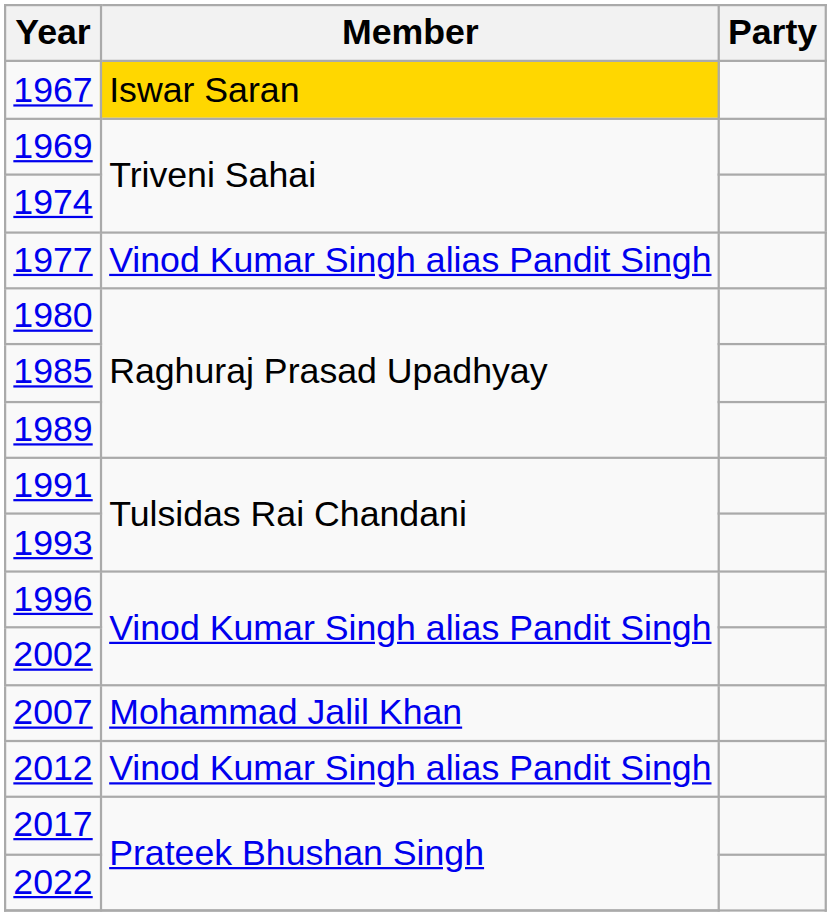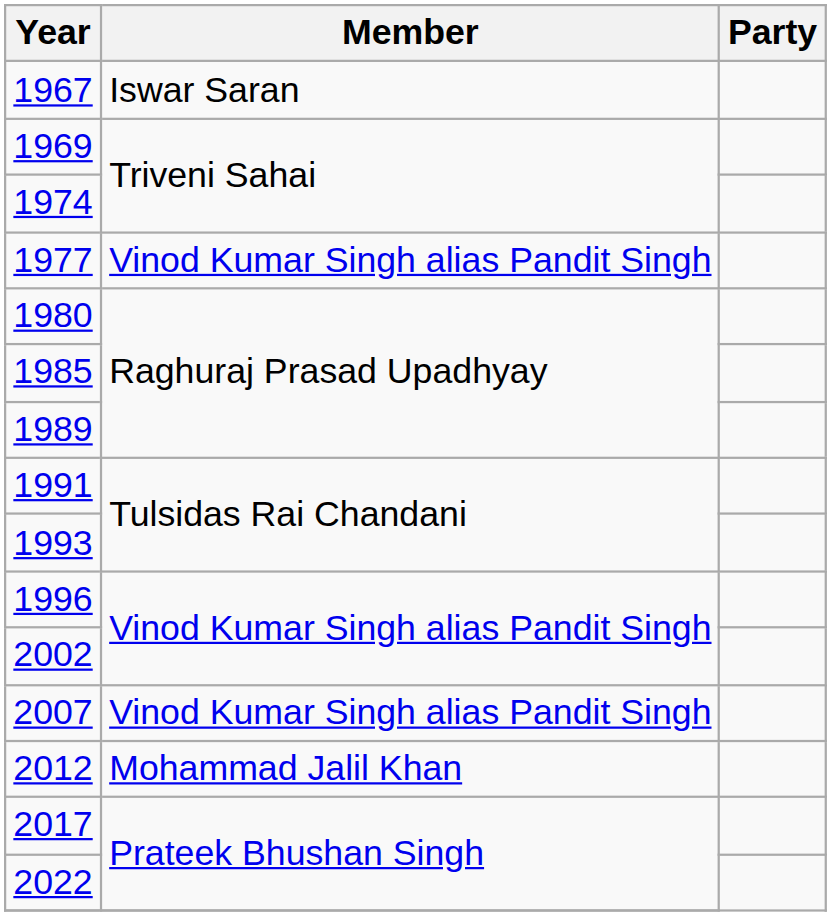(204, 89) gold background -> (204, 89) no background
(286, 711) Mohammad Jalil Khan -> (410, 711) Vinod Kumar Singh alias Pandit Singh
(410, 768) Vinod Kumar Singh alias Pandit Singh -> (286, 768) Mohammad Jalil Khan
